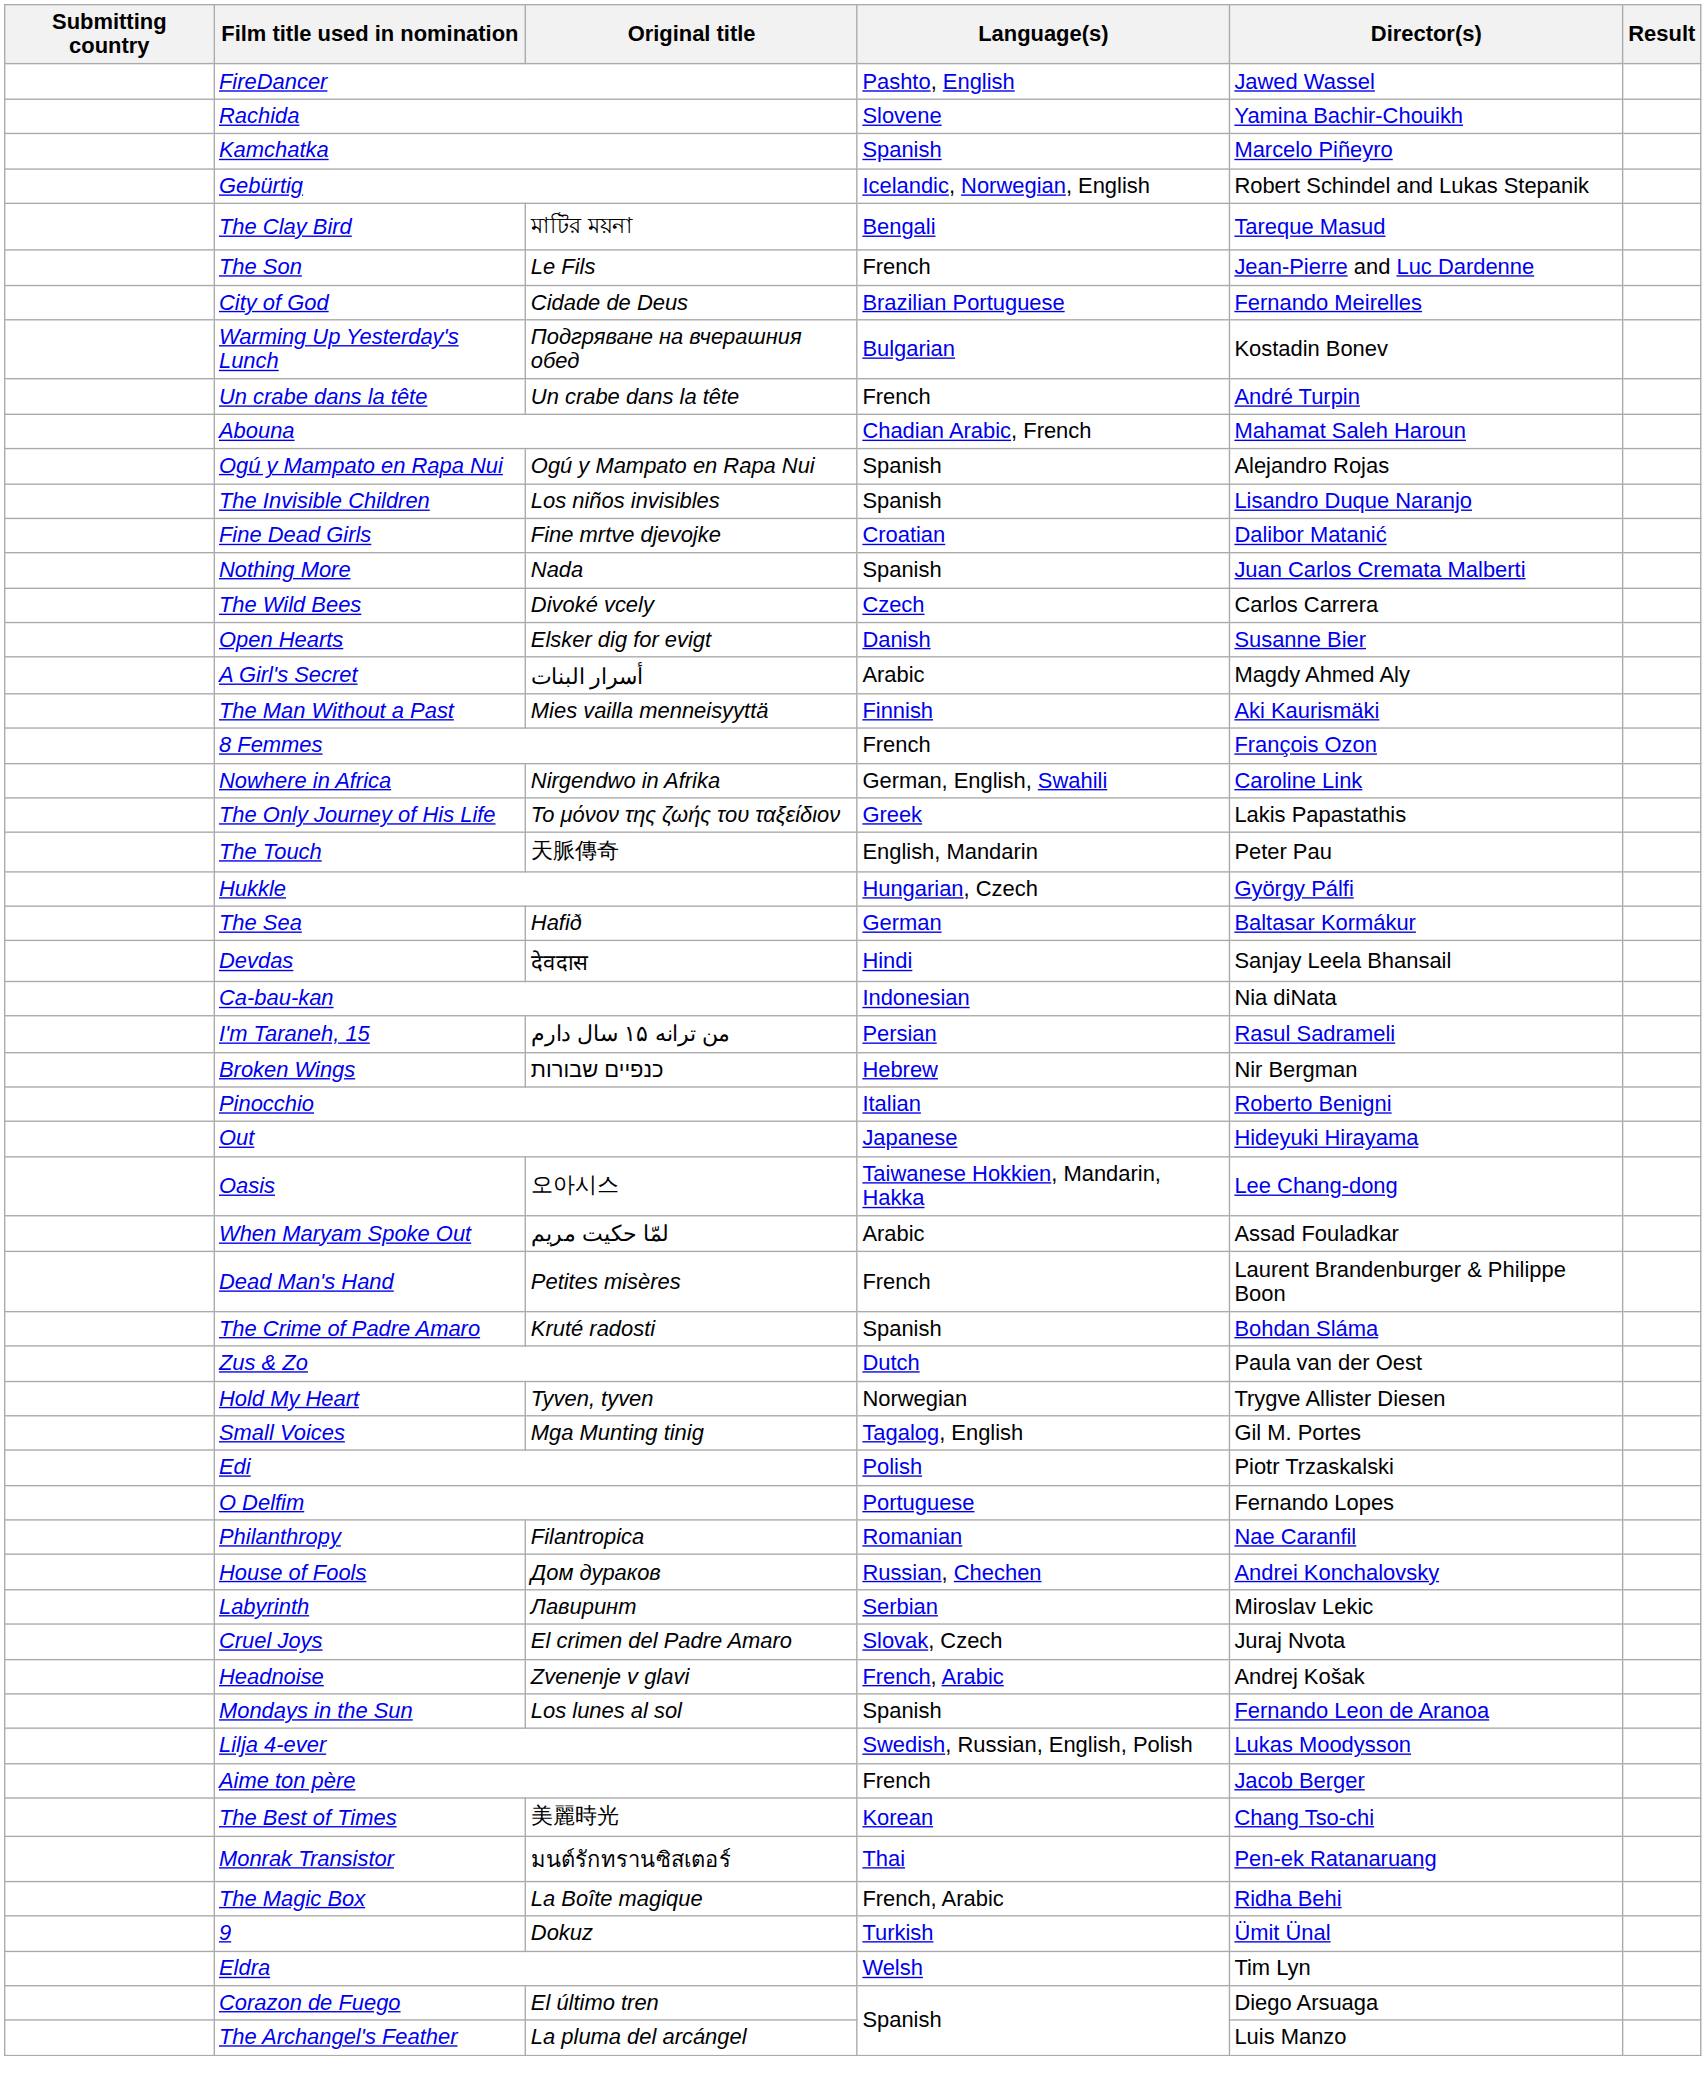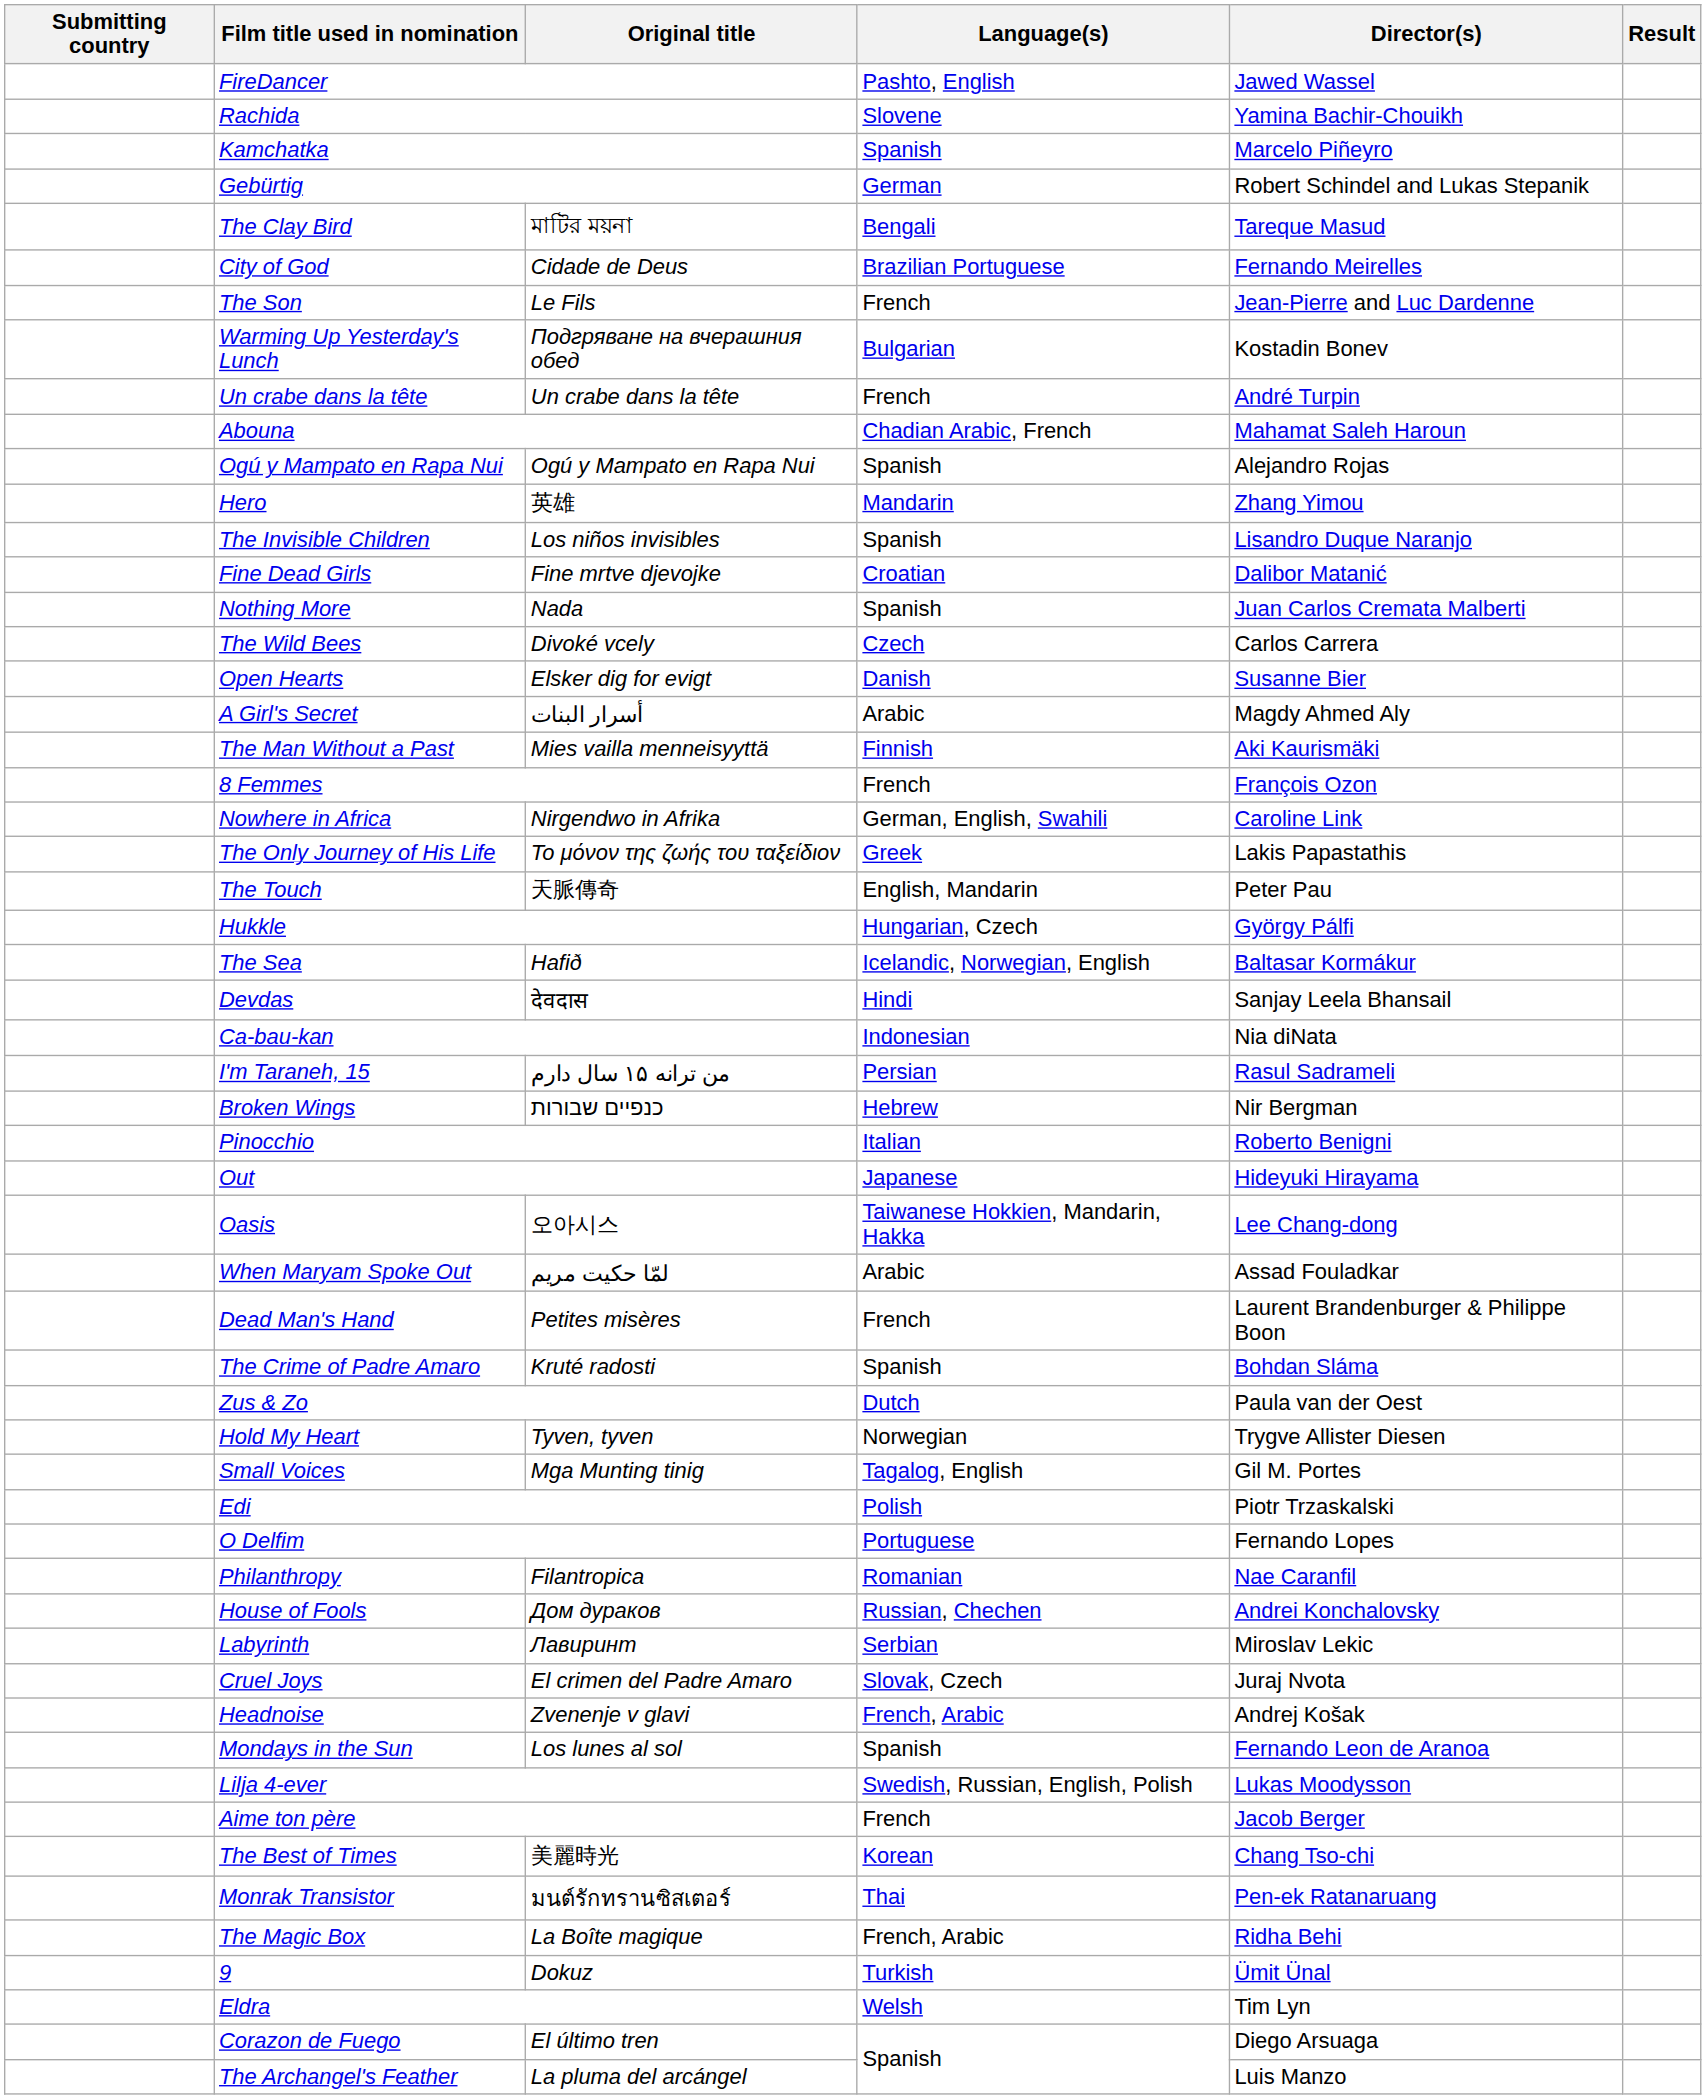(1006, 185) Icelandic, Norwegian, English -> (902, 185) German
rows swapped: (260, 267) <-> (274, 302)
+ row: (243, 502)
(902, 923) German -> (1006, 962) Icelandic, Norwegian, English
